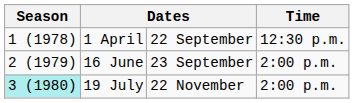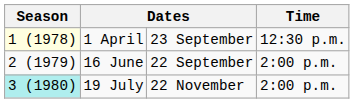(42, 40) no background -> (42, 40) lightyellow background
(202, 40) 22 September -> (202, 40) 23 September
(202, 63) 23 September -> (202, 63) 22 September
